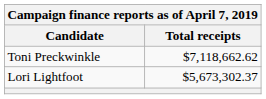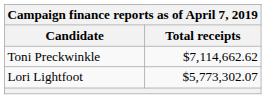(220, 56) $7,118,662.62 -> (220, 56) $7,114,662.62
(220, 77) $5,673,302.37 -> (220, 77) $5,773,302.07
